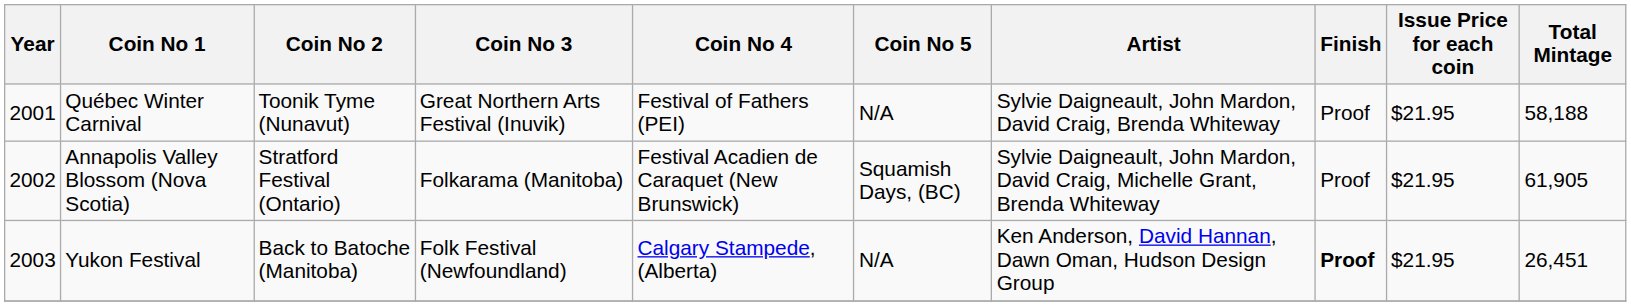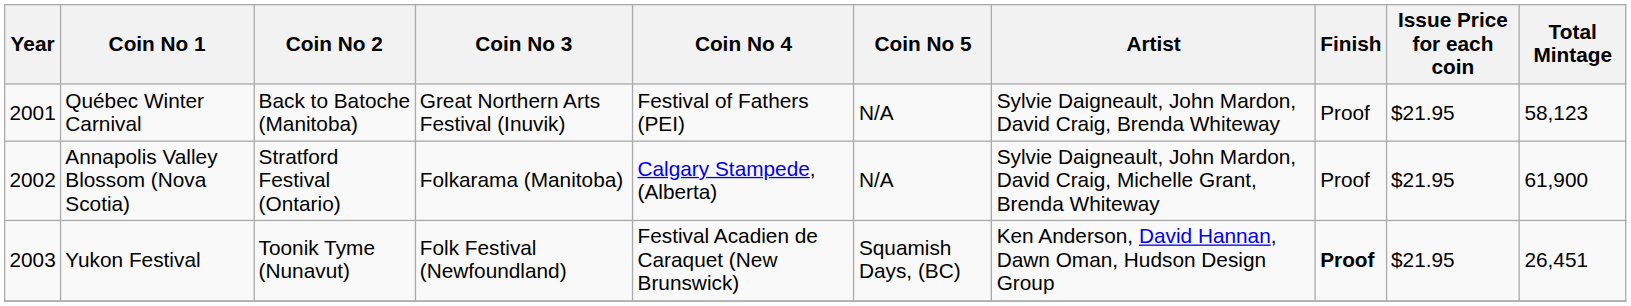(317, 112) Toonik Tyme (Nunavut) -> (334, 112) Back to Batoche (Manitoba)
(1556, 112) 58,188 -> (1556, 112) 58,123
(728, 180) Festival Acadien de Caraquet (New Brunswick) -> (727, 180) Calgary Stampede, (Alberta)
(910, 180) Squamish Days, (BC) -> (876, 180) N/A
(1556, 180) 61,905 -> (1556, 180) 61,900
(334, 260) Back to Batoche (Manitoba) -> (317, 260) Toonik Tyme (Nunavut)
(727, 260) Calgary Stampede, (Alberta) -> (728, 260) Festival Acadien de Caraquet (New Brunswick)
(876, 260) N/A -> (910, 260) Squamish Days, (BC)
